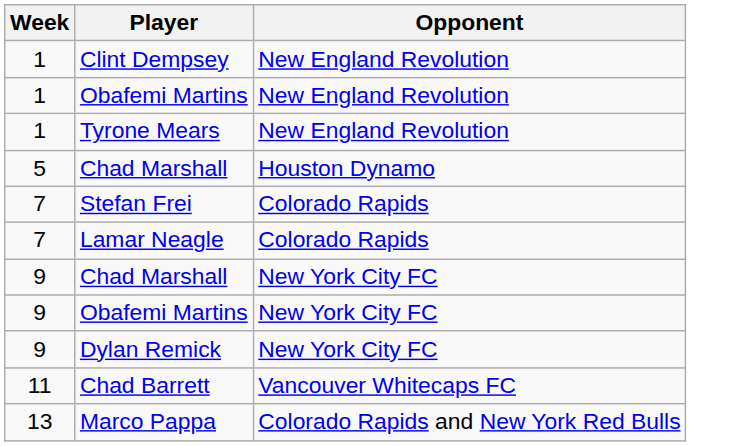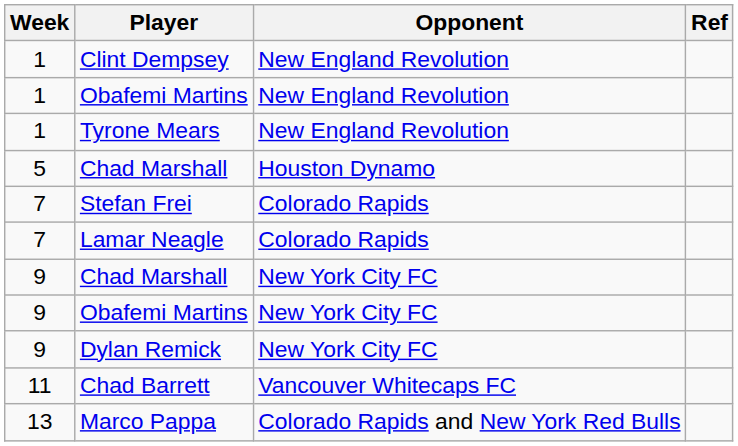+ column: (710, 22)
